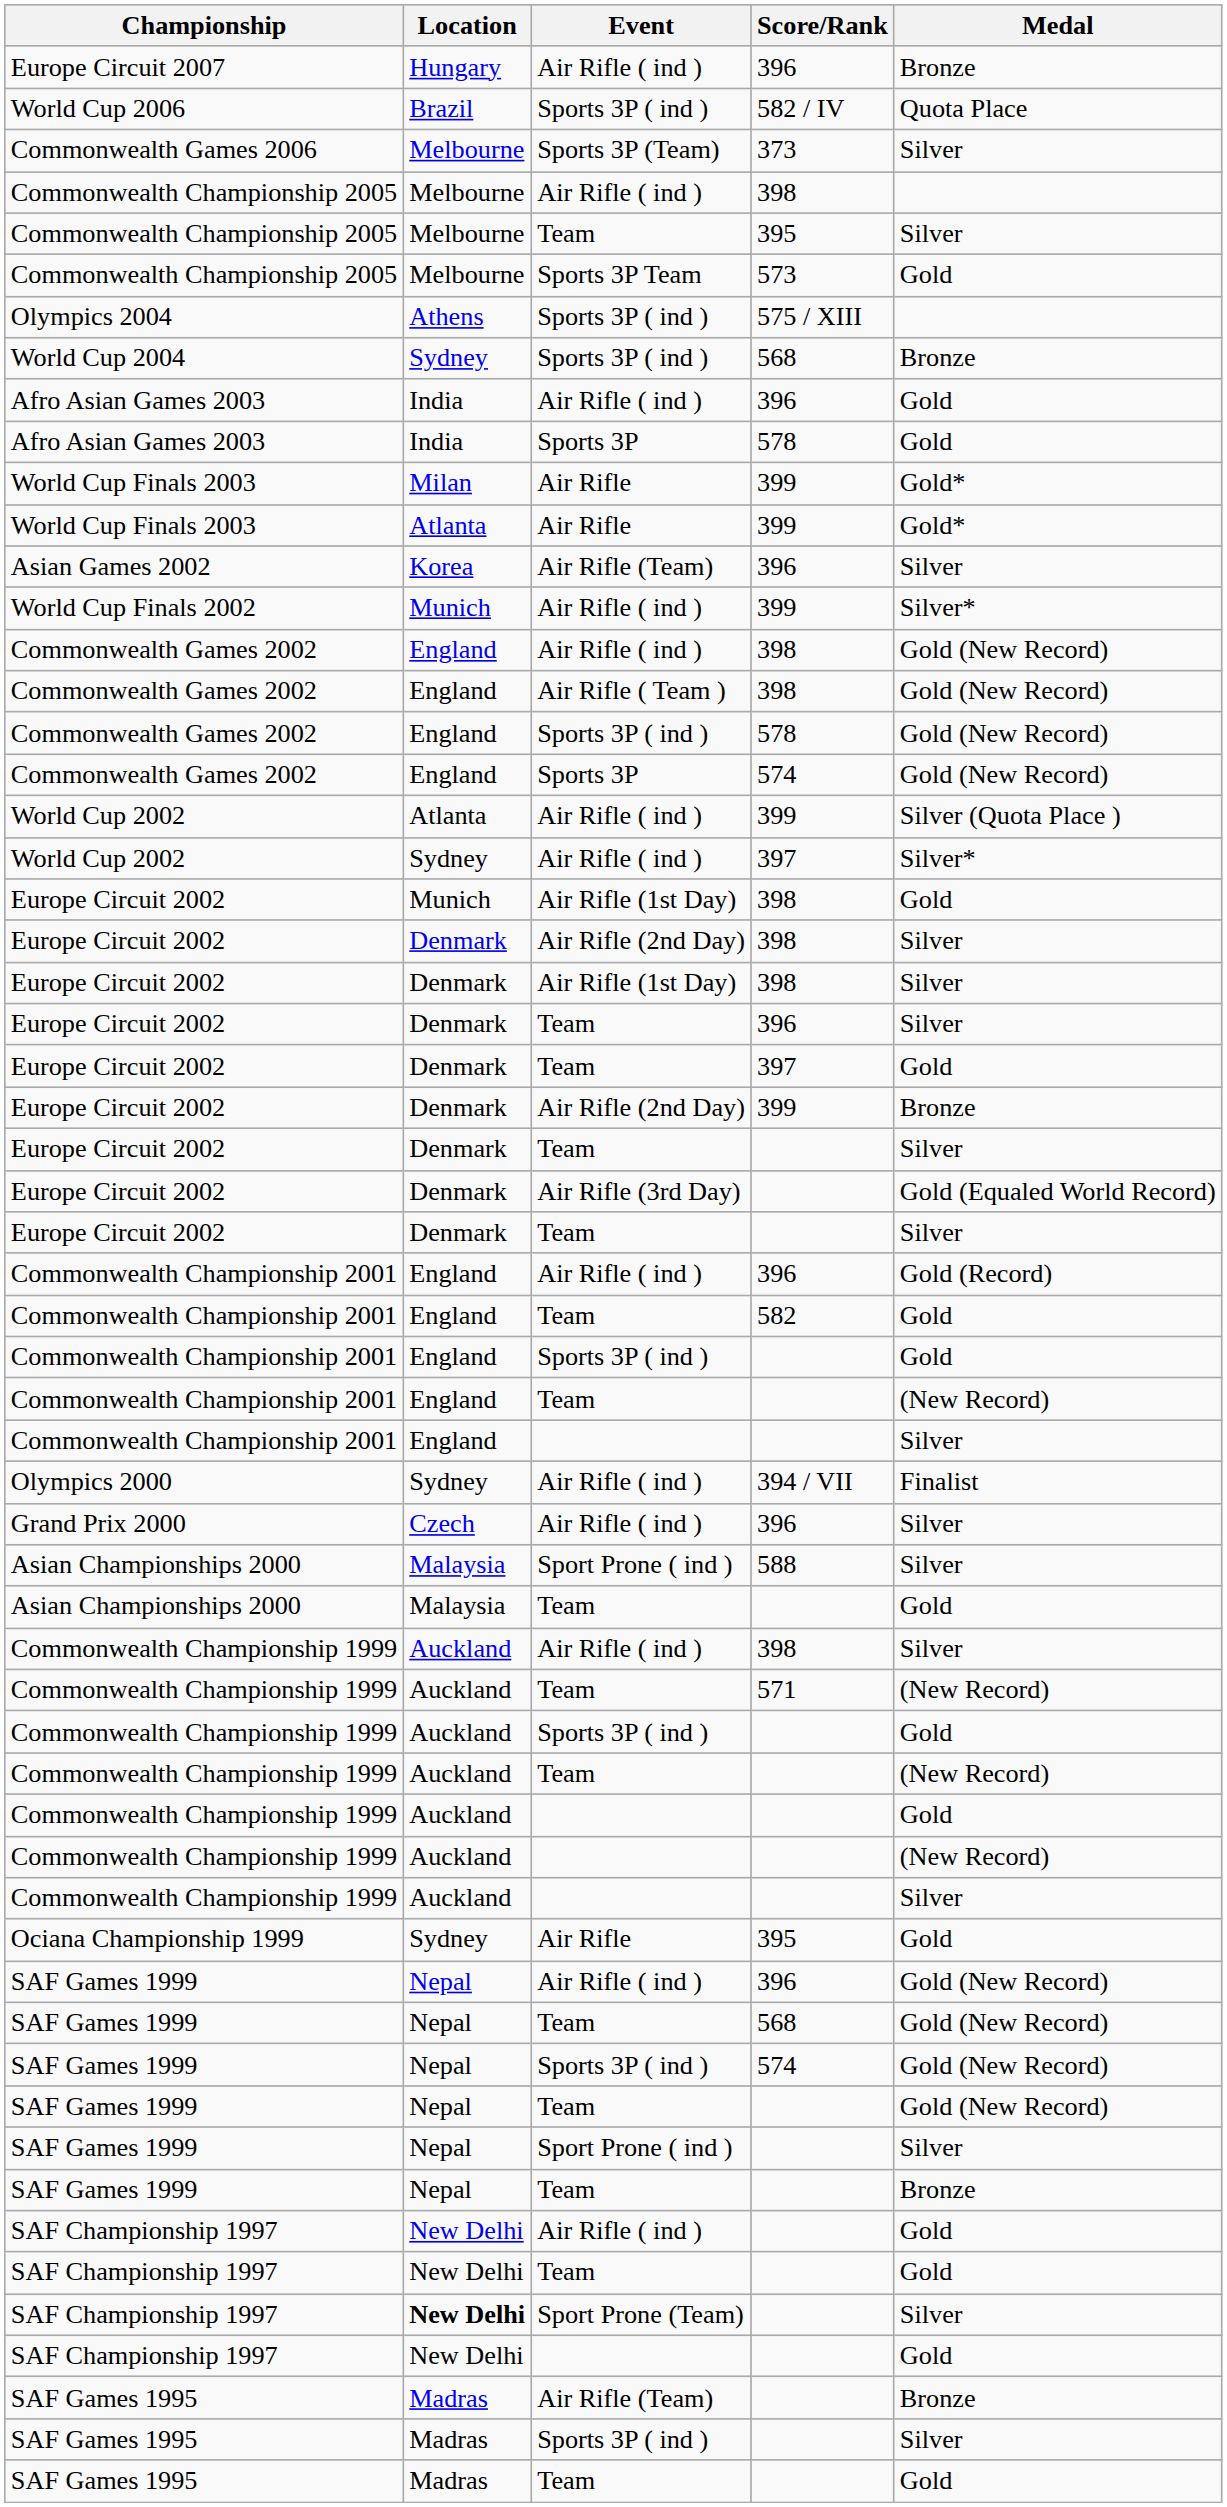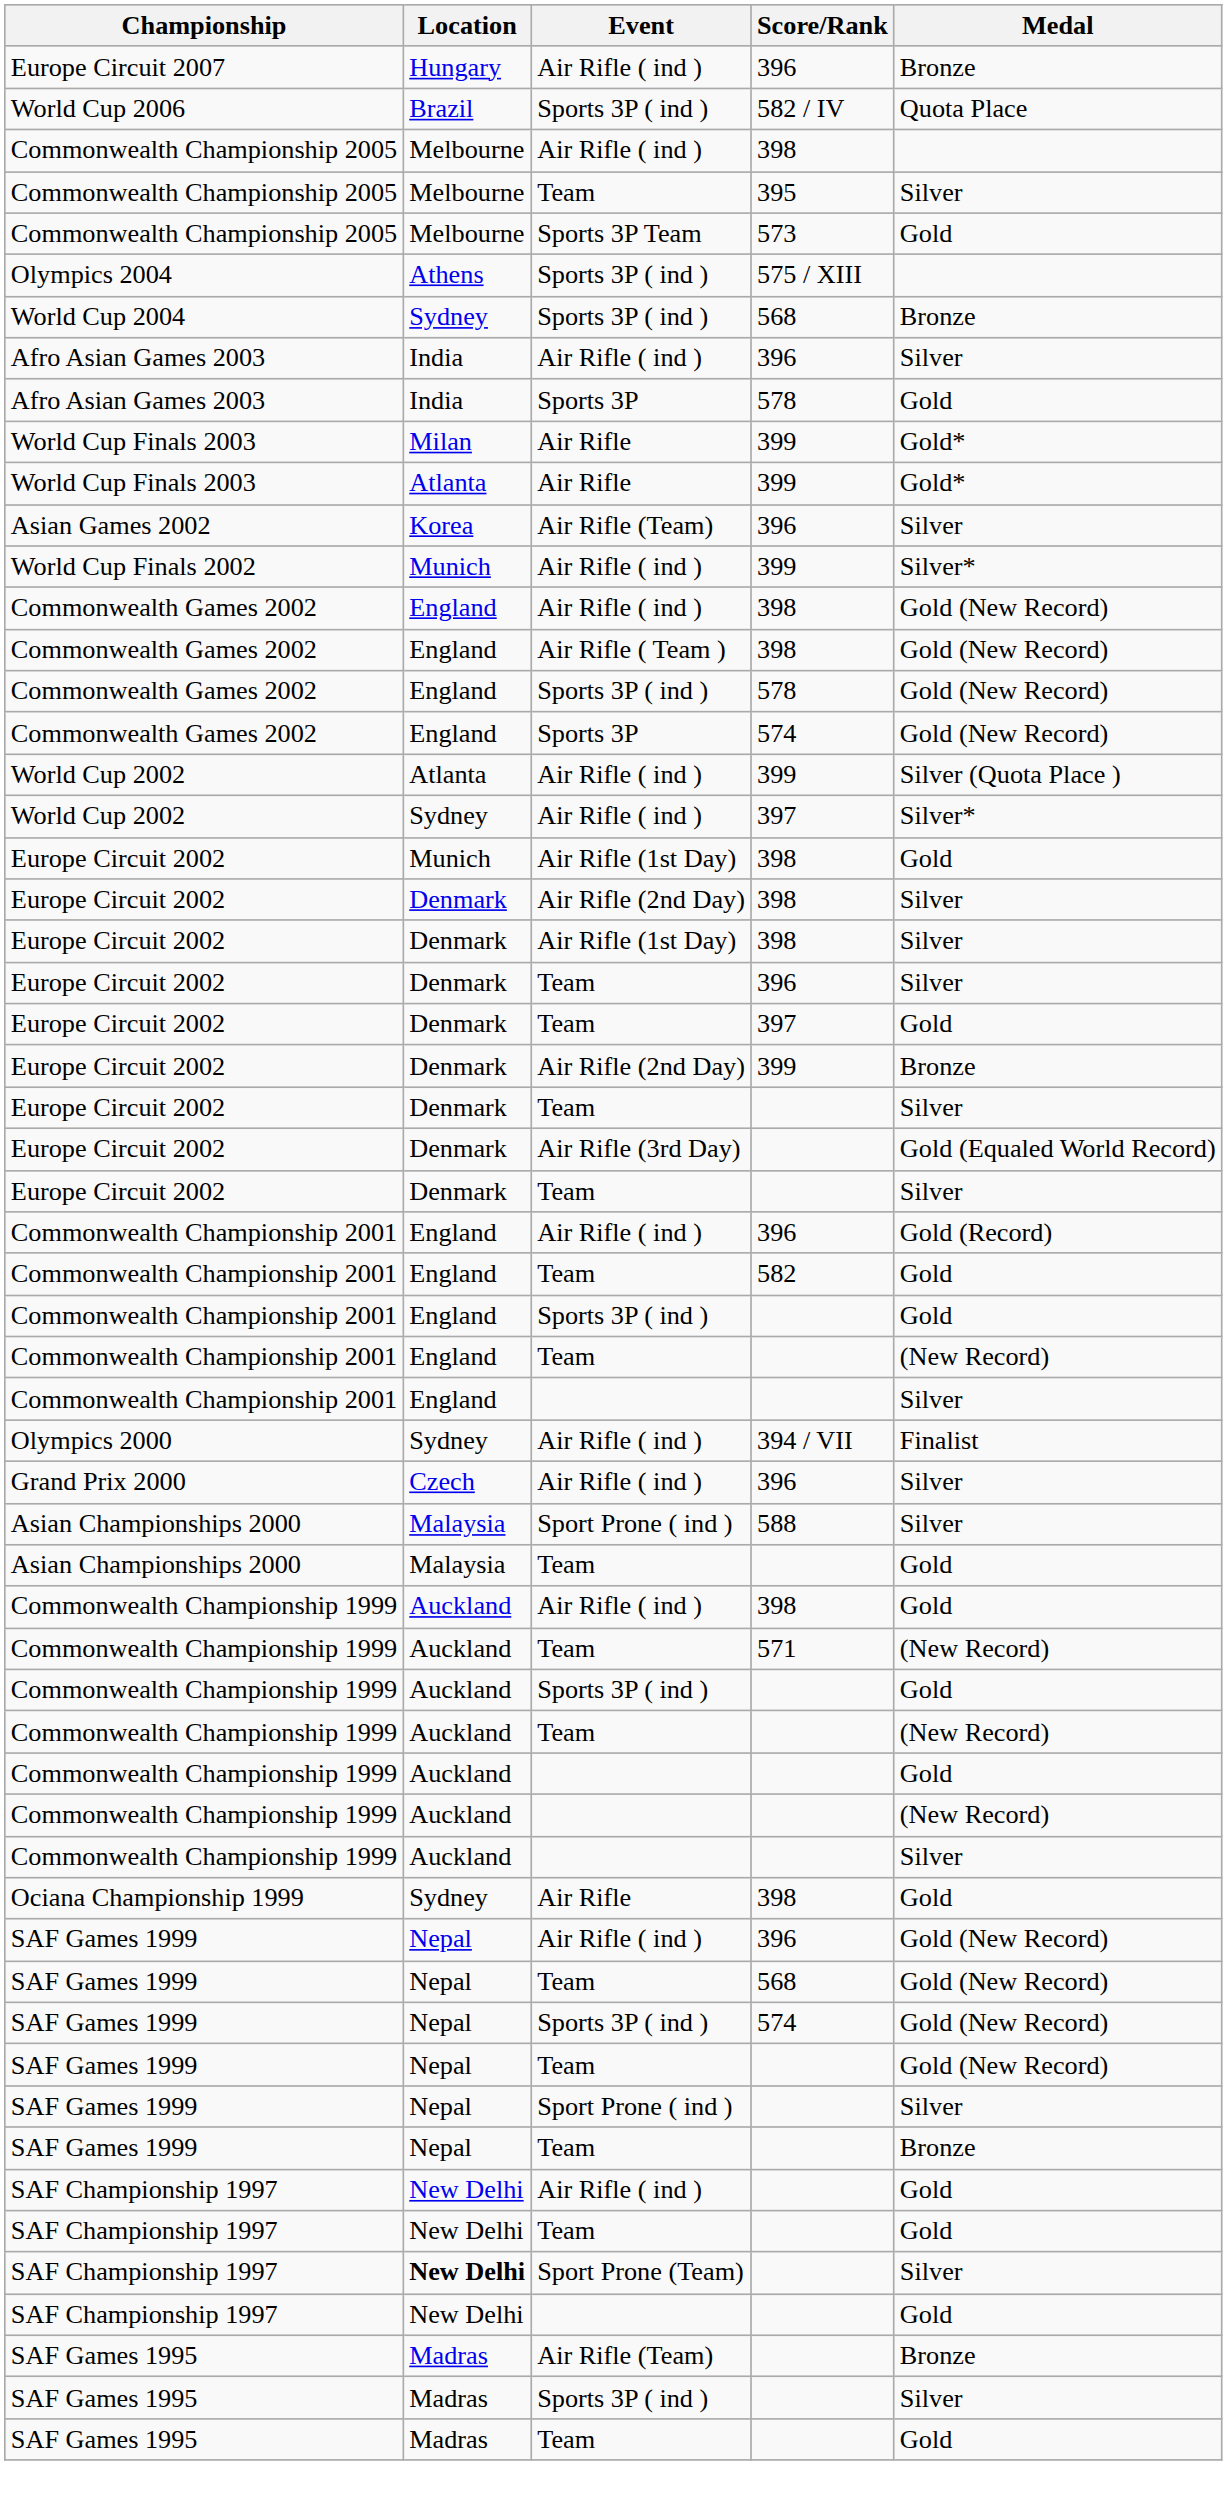- row: (164, 150)
(926, 399) Gold -> (931, 358) Silver
(931, 1648) Silver -> (926, 1606) Gold
(777, 1939) 395 -> (777, 1897) 398
